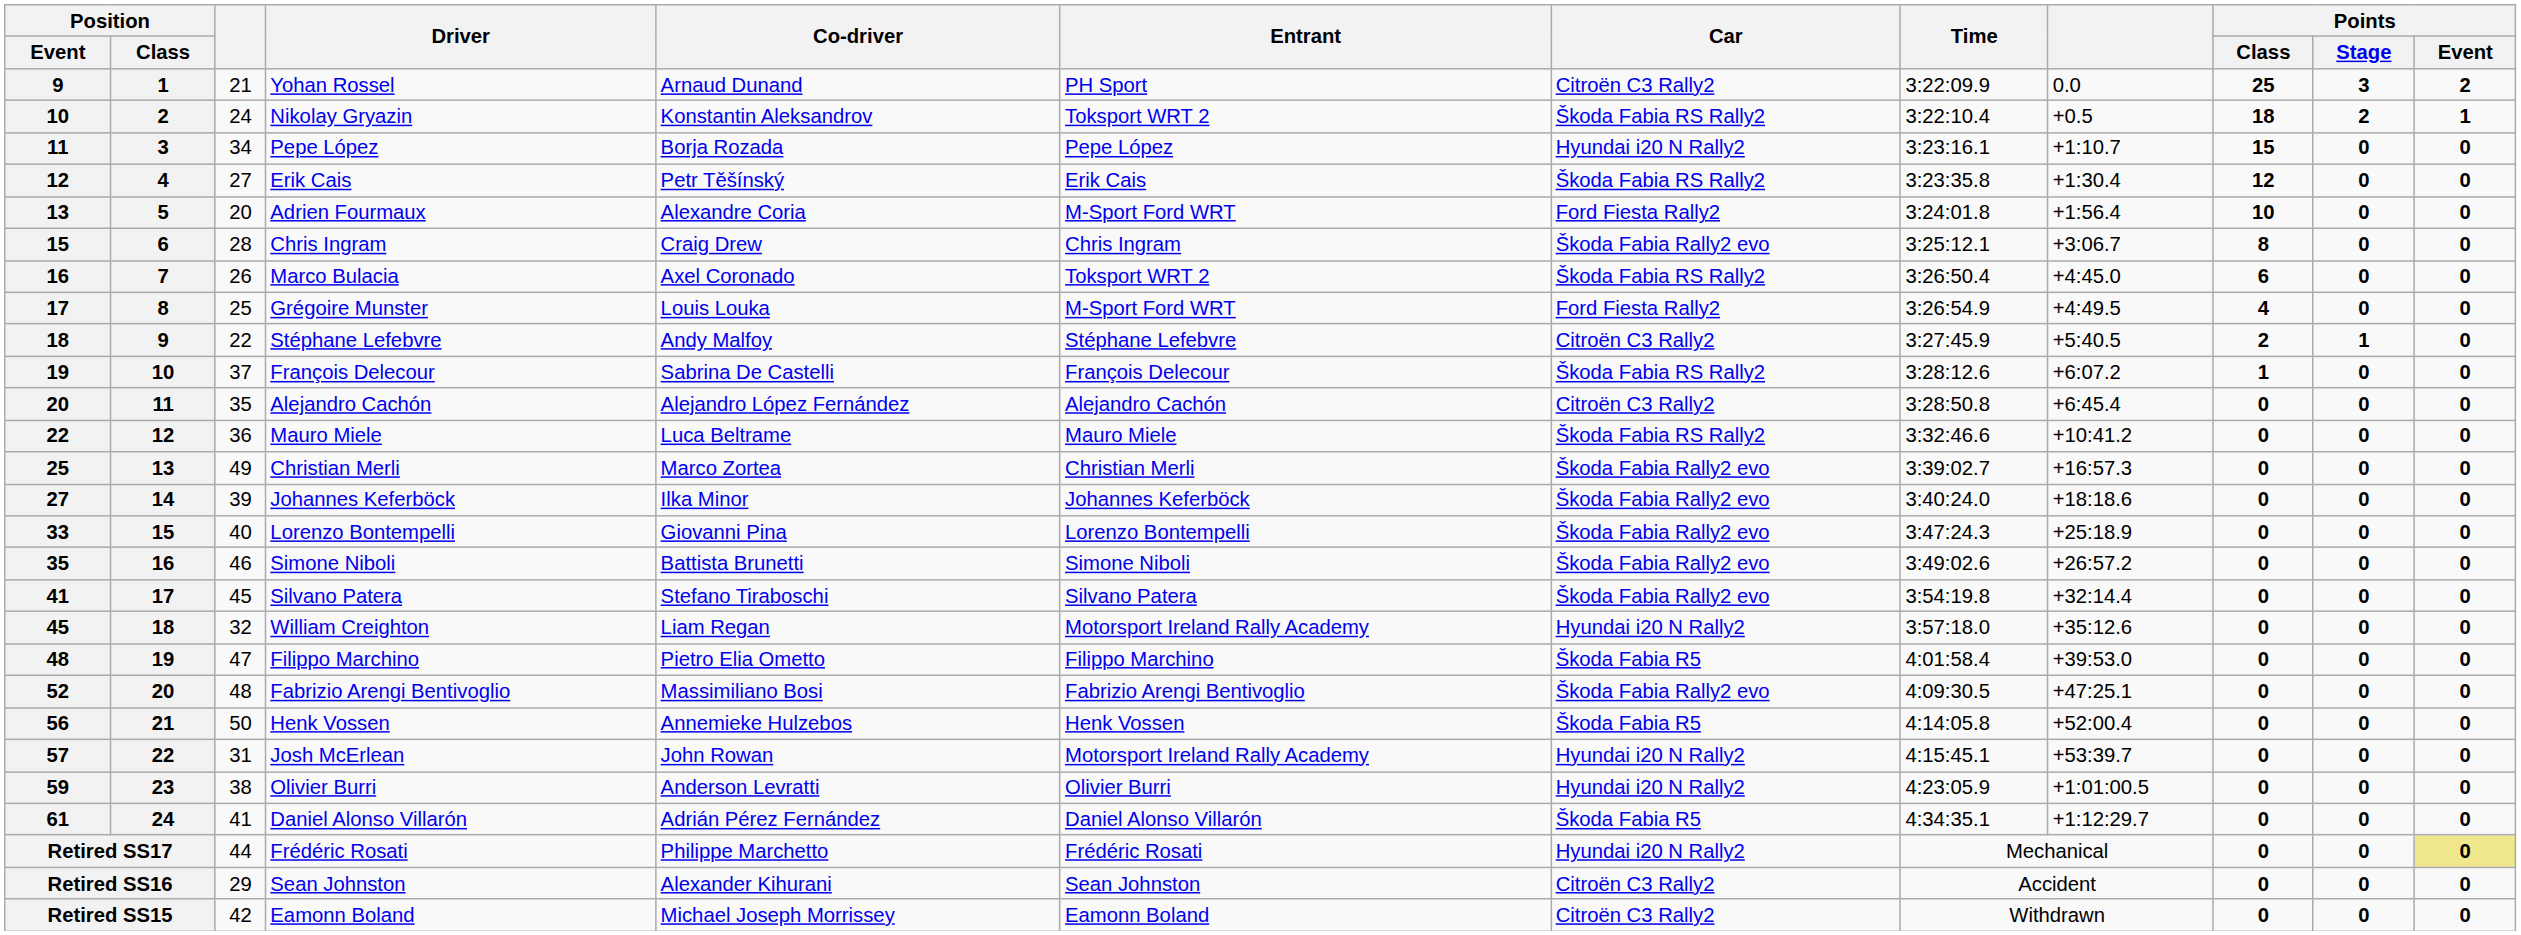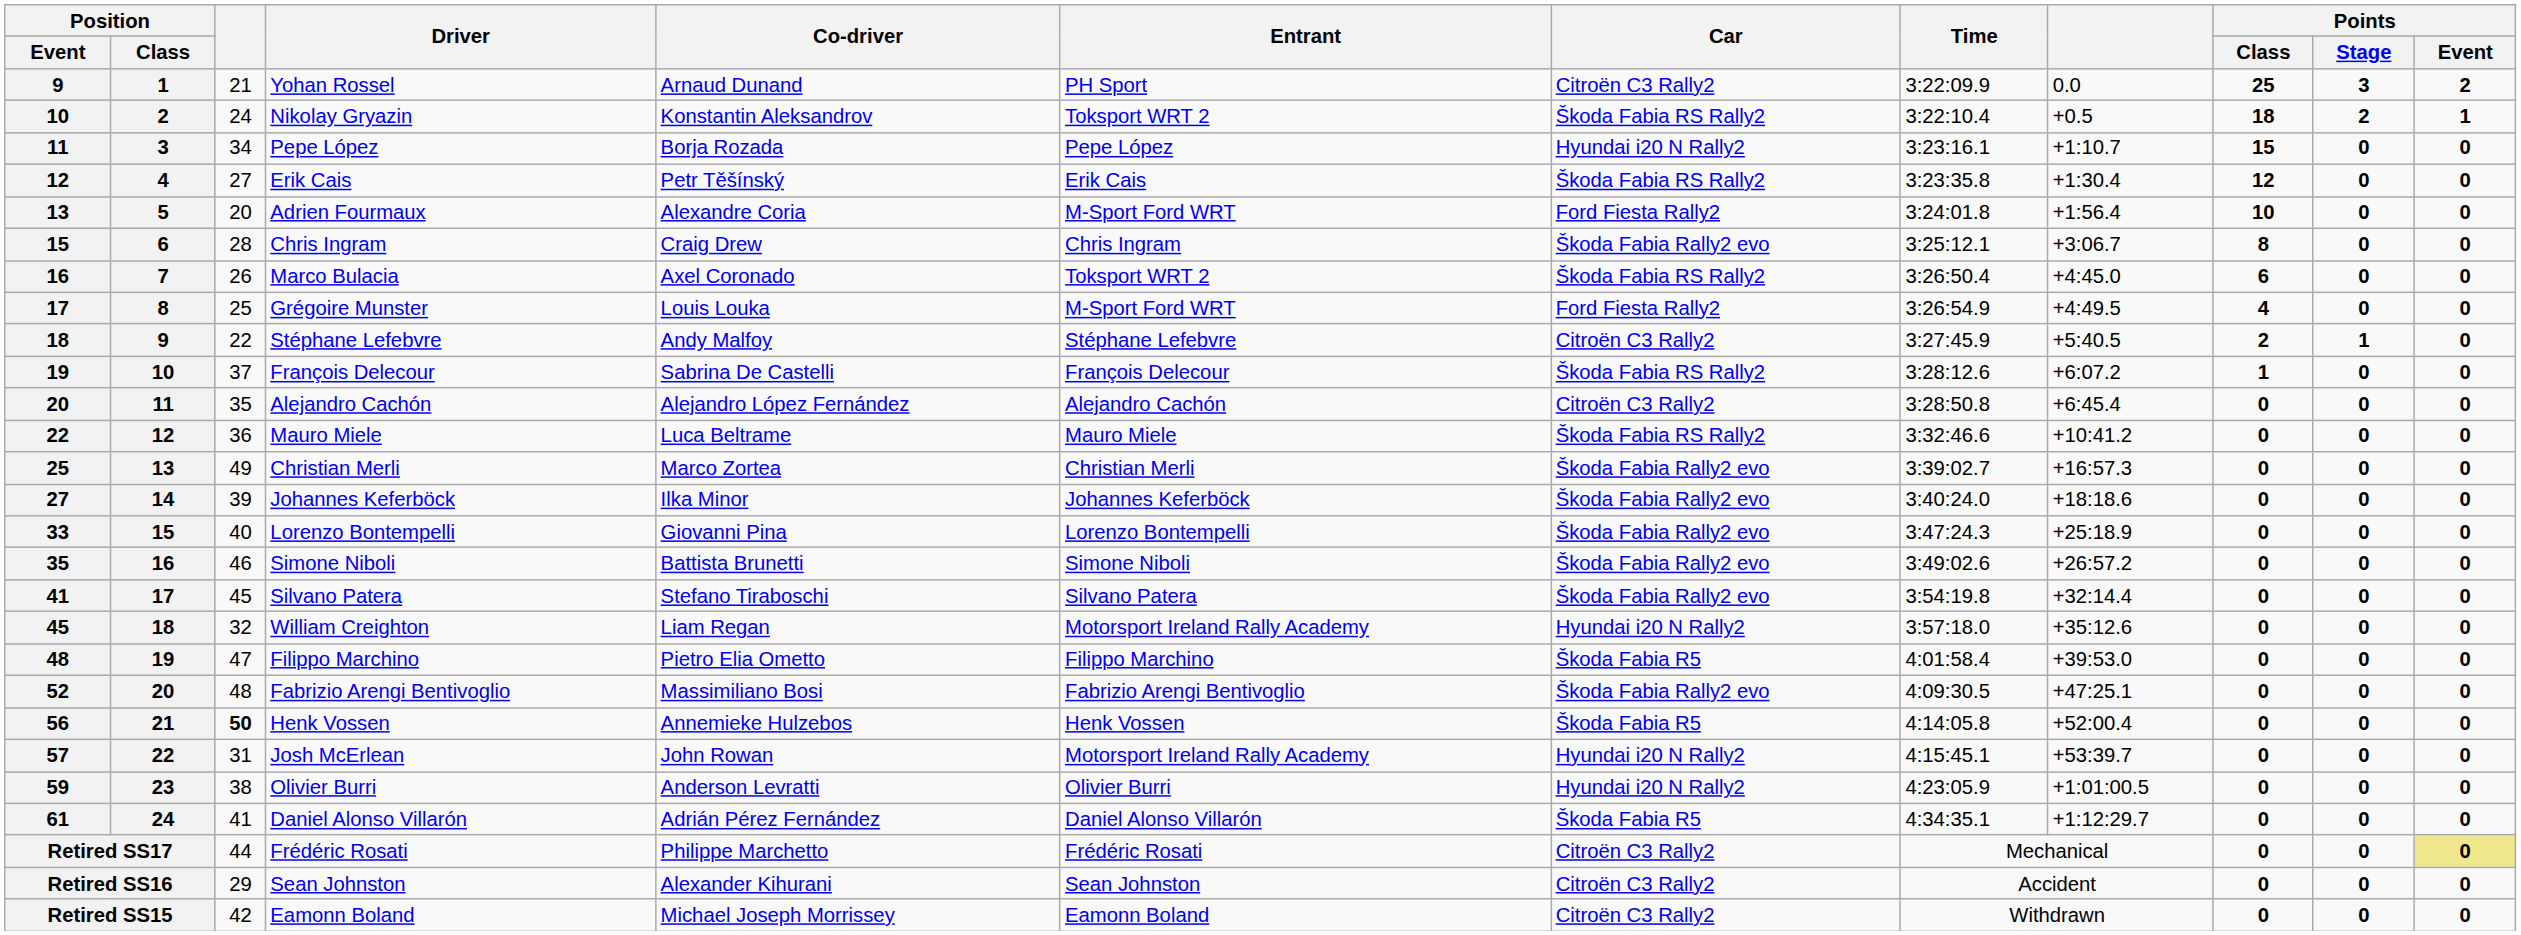(240, 723) normal -> (240, 723) bold
(1650, 851) Hyundai i20 N Rally2 -> (1635, 851) Citroën C3 Rally2
